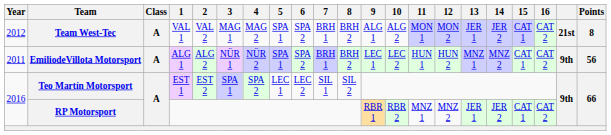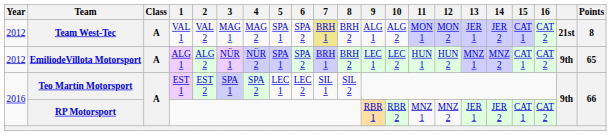(326, 32) no background -> (326, 32) khaki background
(16, 59) 2011 -> (16, 59) 2012
(592, 59) 56 -> (592, 59) 65
